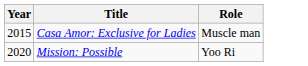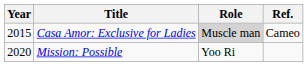+ column: (283, 14)
(231, 33) no background -> (231, 33) lightgrey background
